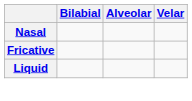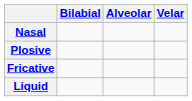+ row: (31, 50)
